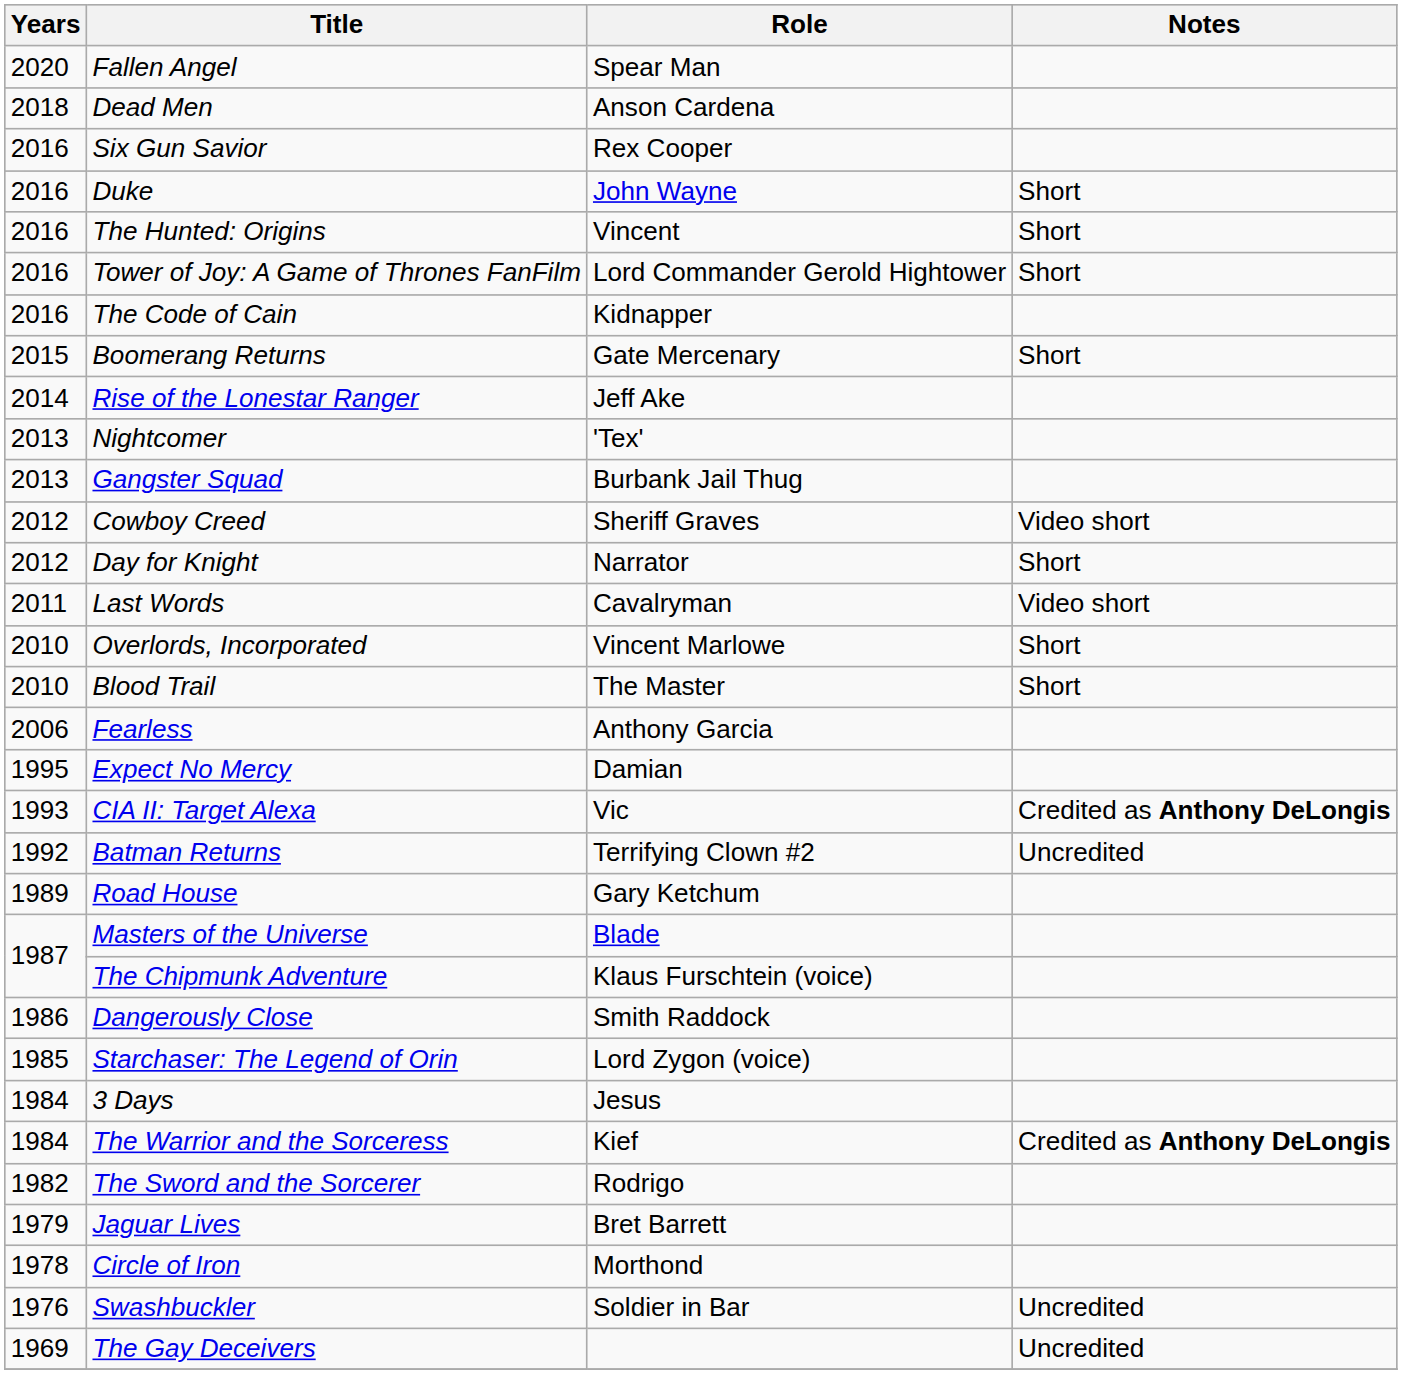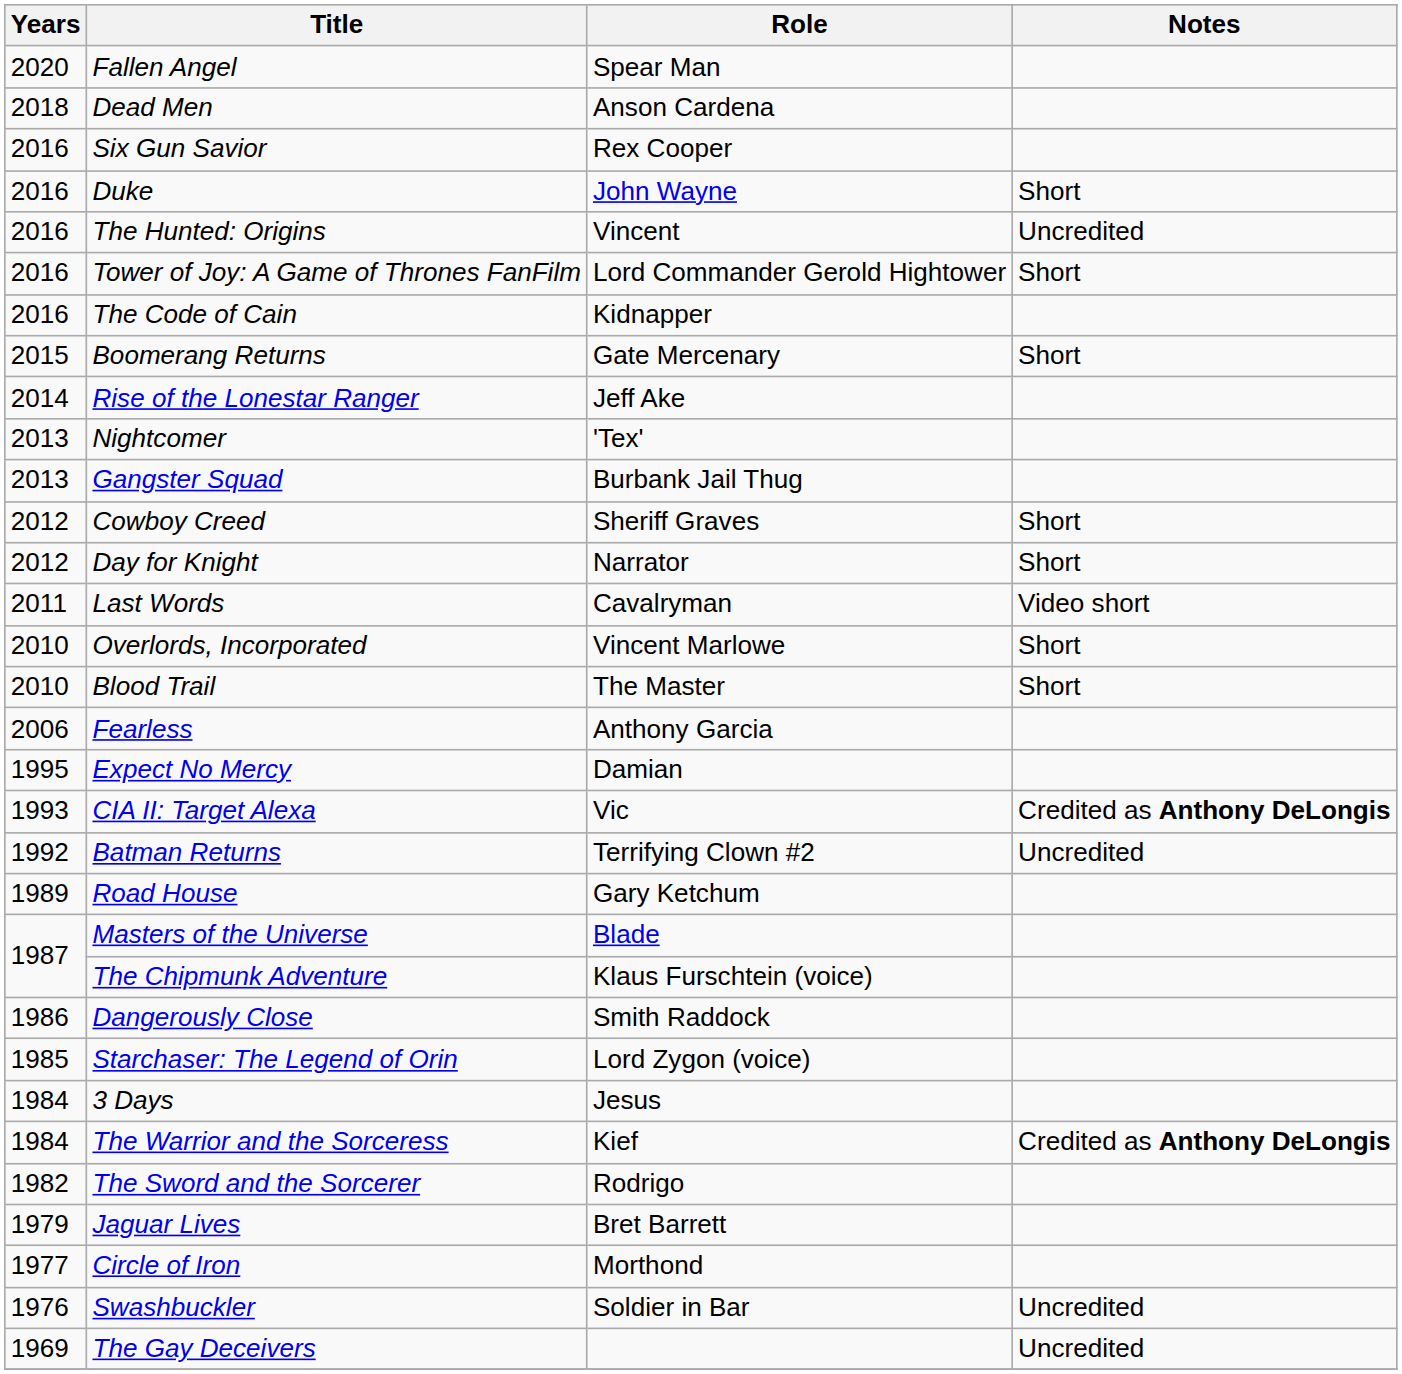(1049, 231) Short -> (1081, 231) Uncredited
(1084, 521) Video short -> (1049, 521) Short
(40, 1266) 1978 -> (40, 1266) 1977
